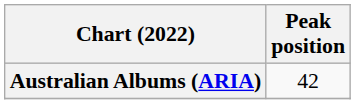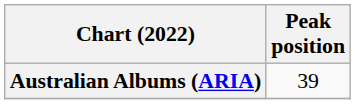(308, 80) 42 -> (308, 80) 39
